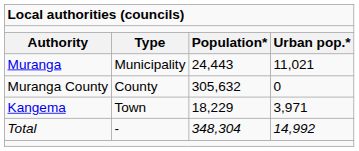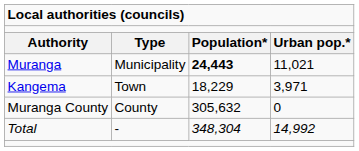(213, 64) normal -> (213, 64) bold
rows swapped: (37, 107) <-> (58, 86)
